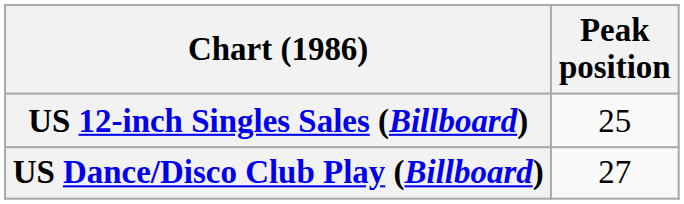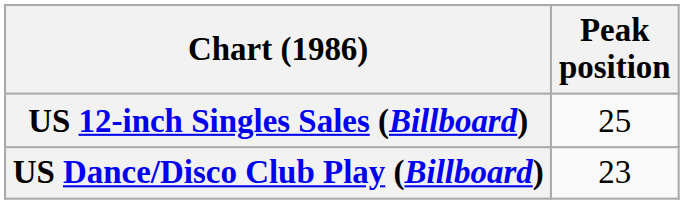(615, 172) 27 -> (615, 172) 23
